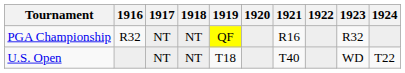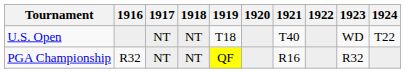rows swapped: (35, 57) <-> (59, 36)
